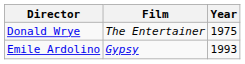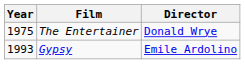columns swapped: (224, 13) <-> (54, 13)
